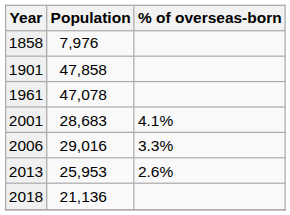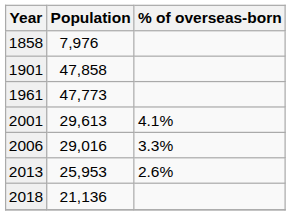(83, 94) 47,078 -> (83, 94) 47,773
(83, 120) 28,683 -> (83, 120) 29,613
